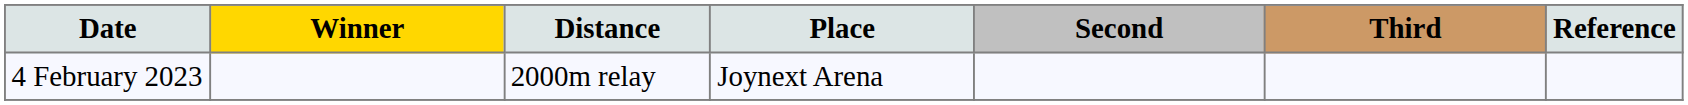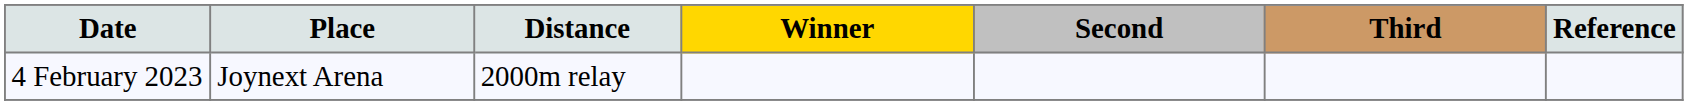columns swapped: (842, 28) <-> (357, 28)
